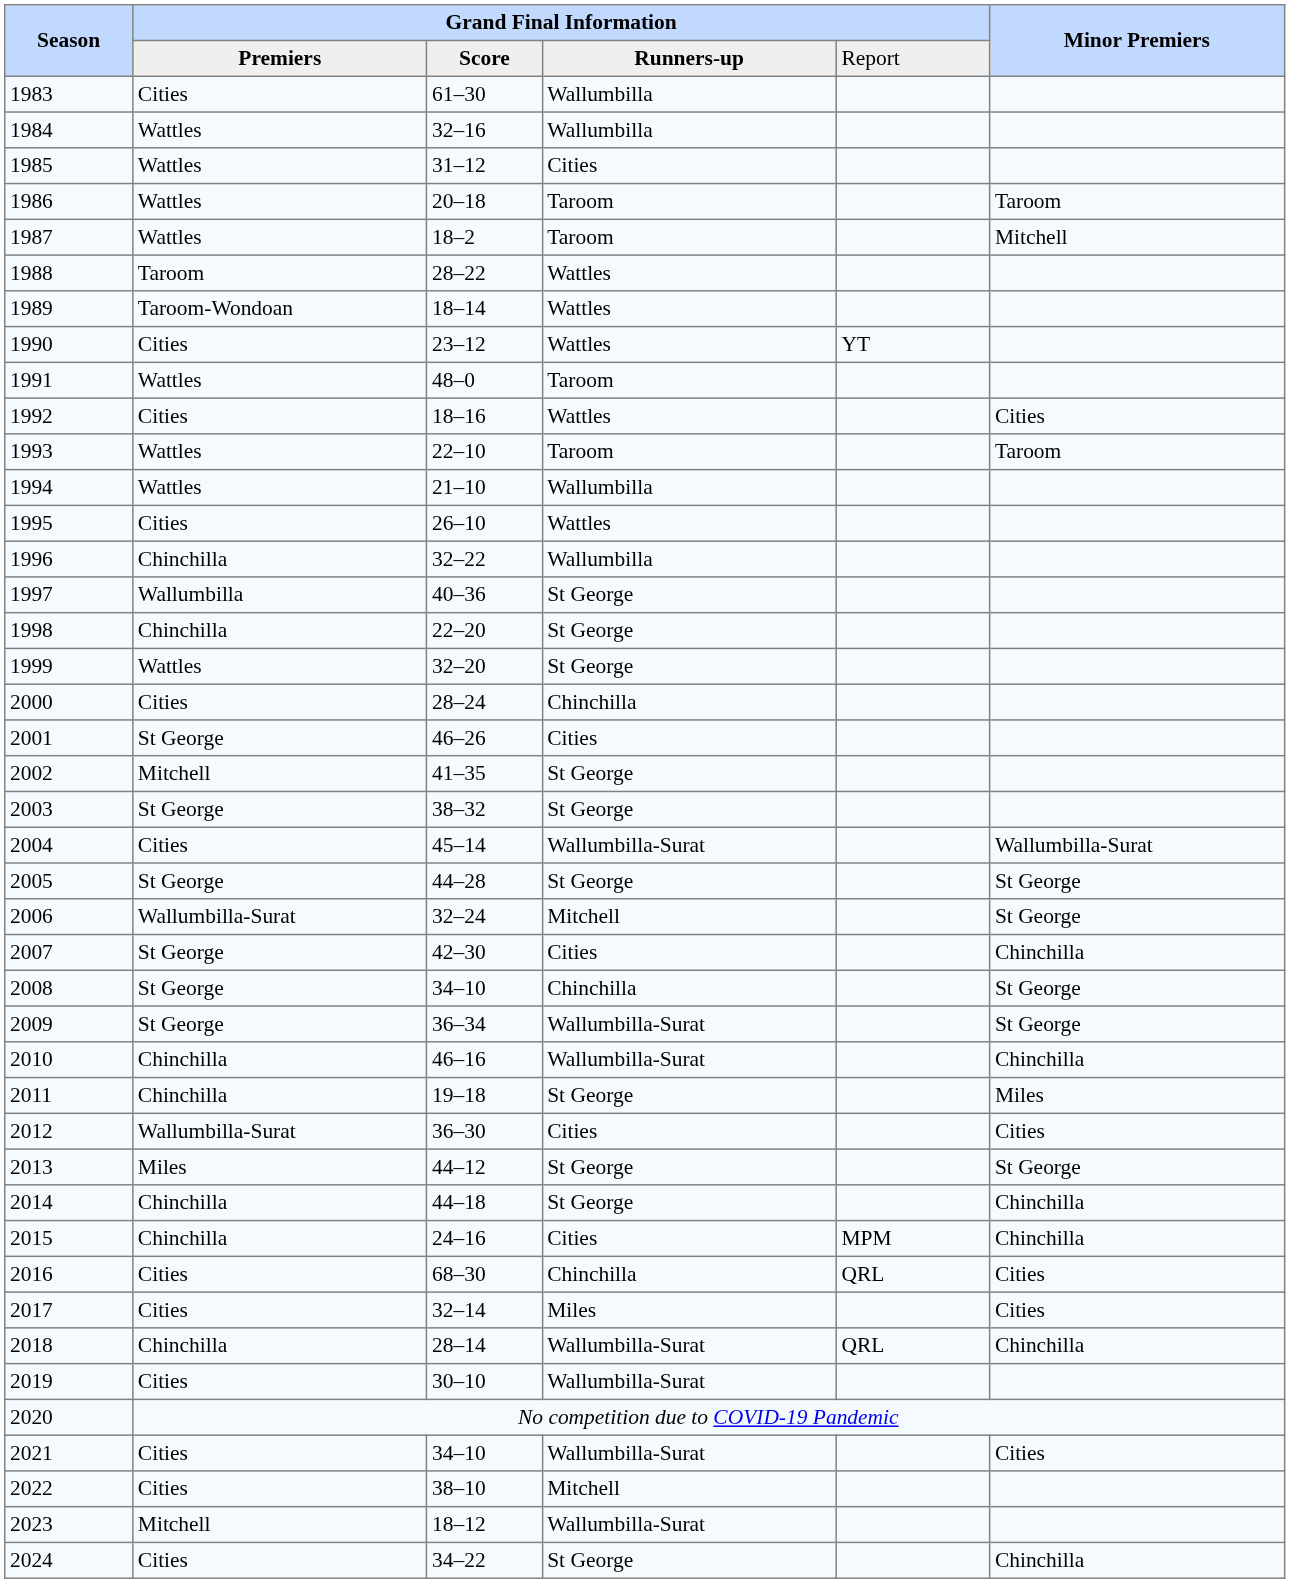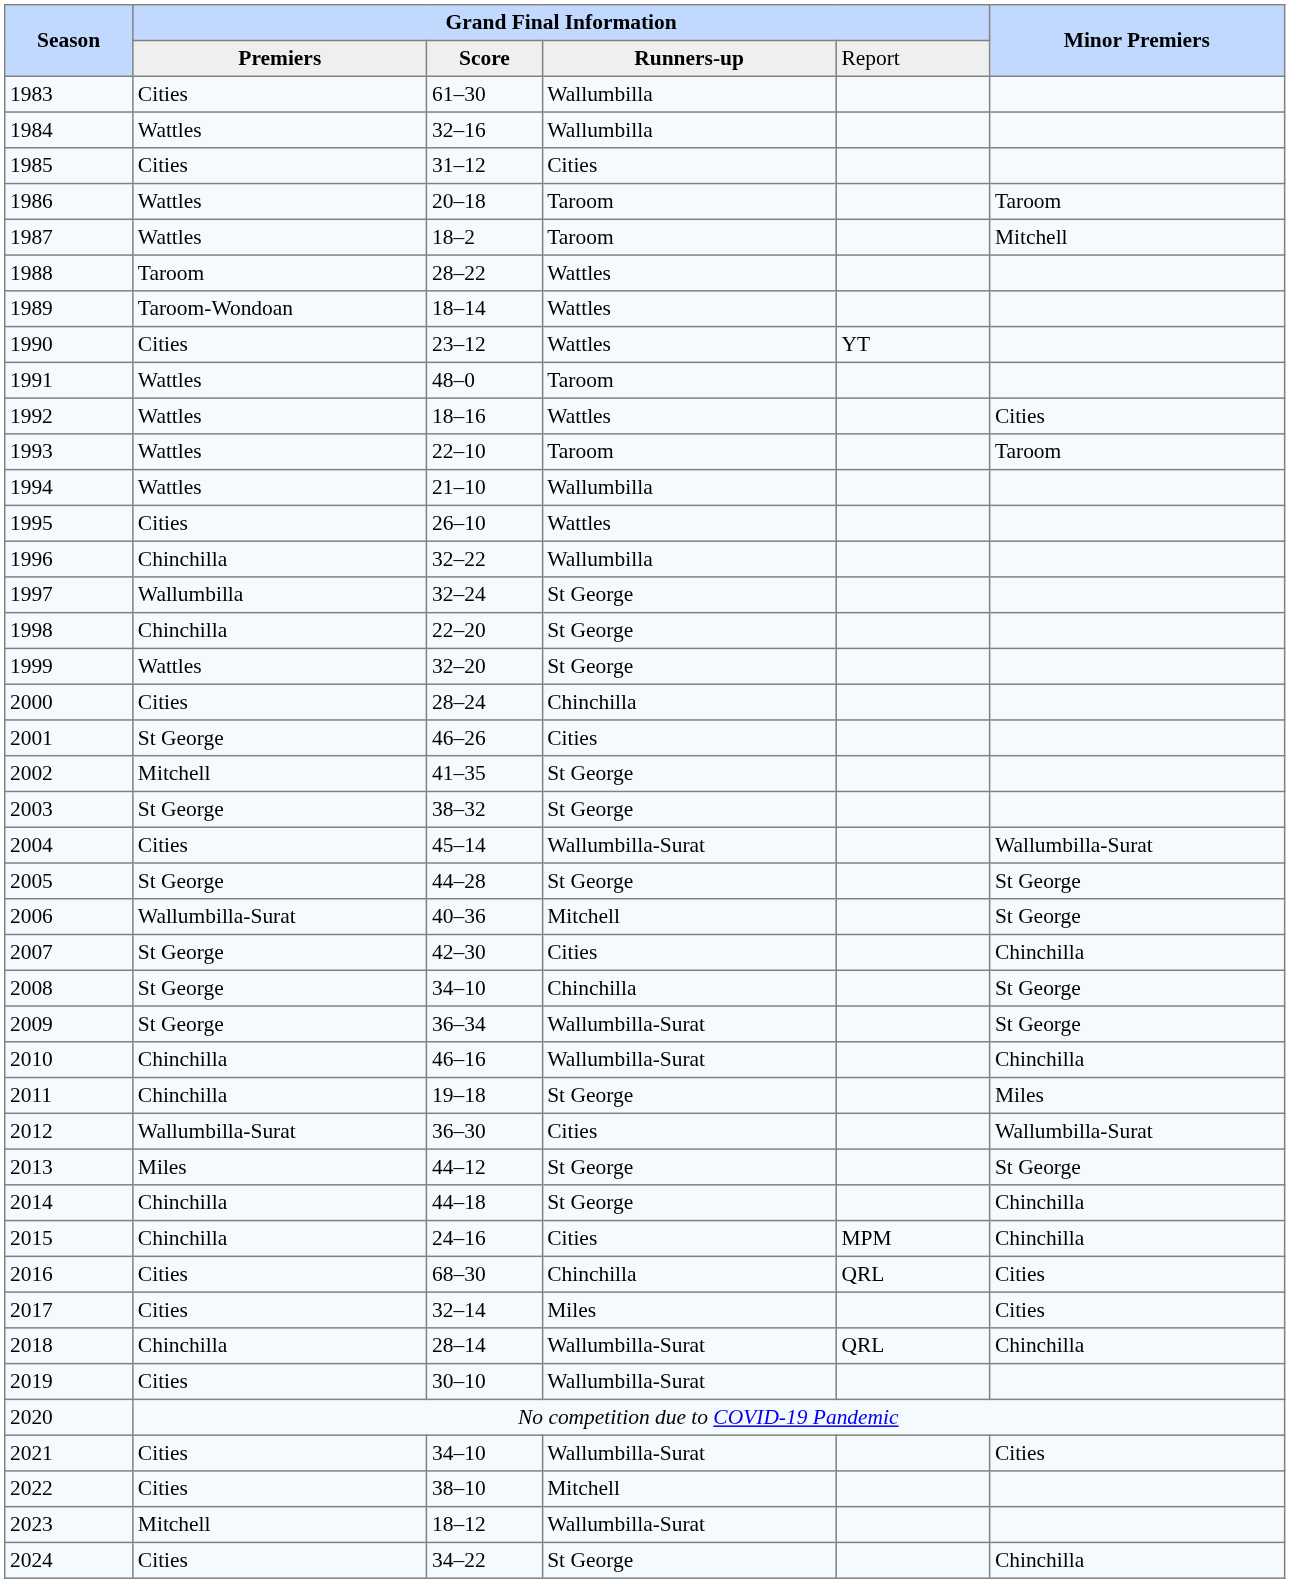(170, 165) Wattles -> (163, 165) Cities
(163, 415) Cities -> (170, 415) Wattles
(459, 594) 40–36 -> (459, 594) 32–24
(459, 916) 32–24 -> (459, 916) 40–36
(1020, 1130) Cities -> (1074, 1130) Wallumbilla-Surat
